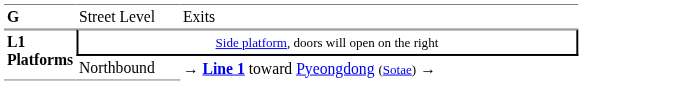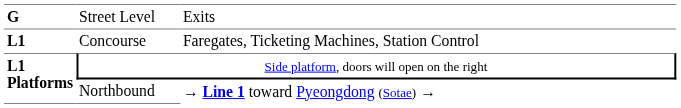+ row: (113, 41)
